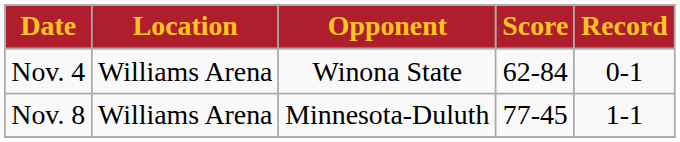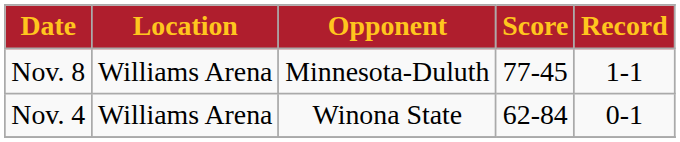rows swapped: (48, 70) <-> (48, 114)
